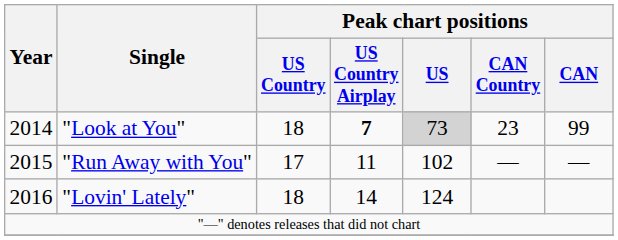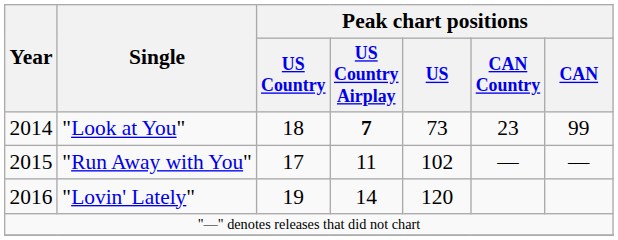(437, 128) lightgrey background -> (437, 128) no background
(293, 196) 18 -> (293, 196) 19
(437, 196) 124 -> (437, 196) 120
